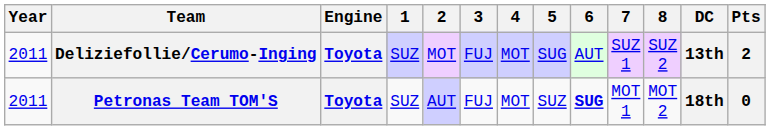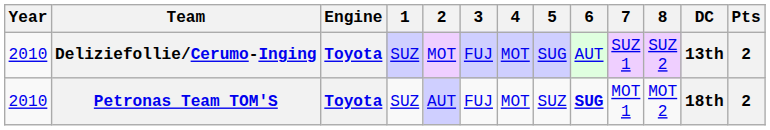(28, 55) 2011 -> (28, 55) 2010
(28, 101) 2011 -> (28, 101) 2010
(746, 101) 0 -> (746, 101) 2
